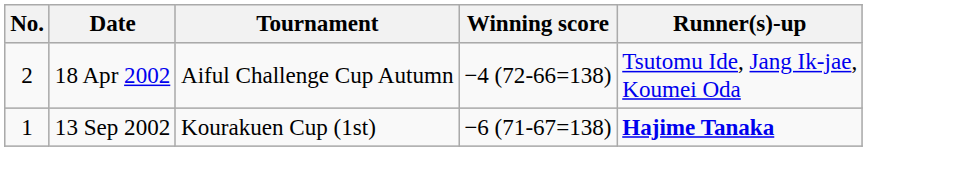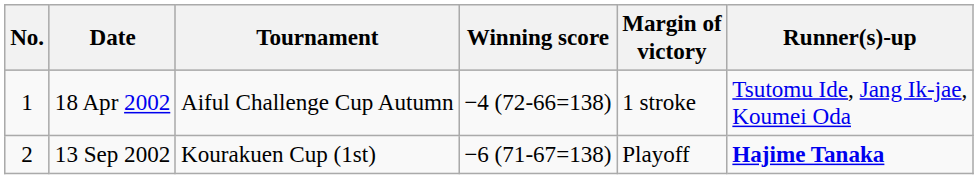+ column: (672, 37)
(27, 75) 2 -> (27, 102) 1
(27, 127) 1 -> (27, 154) 2
